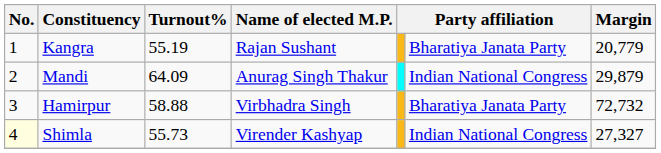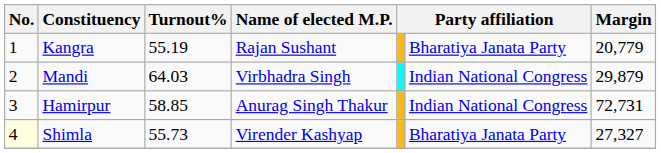(168, 76) 64.09 -> (168, 76) 64.03
(312, 76) Anurag Singh Thakur -> (293, 76) Virbhadra Singh
(168, 105) 58.88 -> (168, 105) 58.85
(293, 105) Virbhadra Singh -> (312, 105) Anurag Singh Thakur
(487, 105) Bharatiya Janata Party -> (498, 105) Indian National Congress
(620, 105) 72,732 -> (620, 105) 72,731
(498, 134) Indian National Congress -> (487, 134) Bharatiya Janata Party
